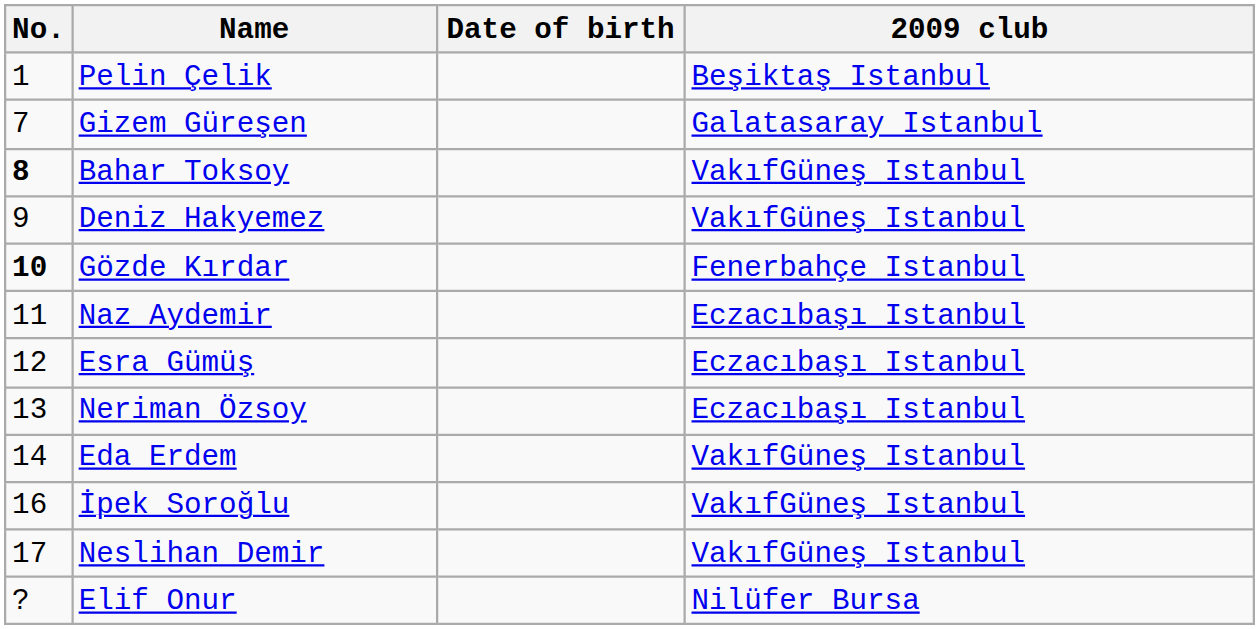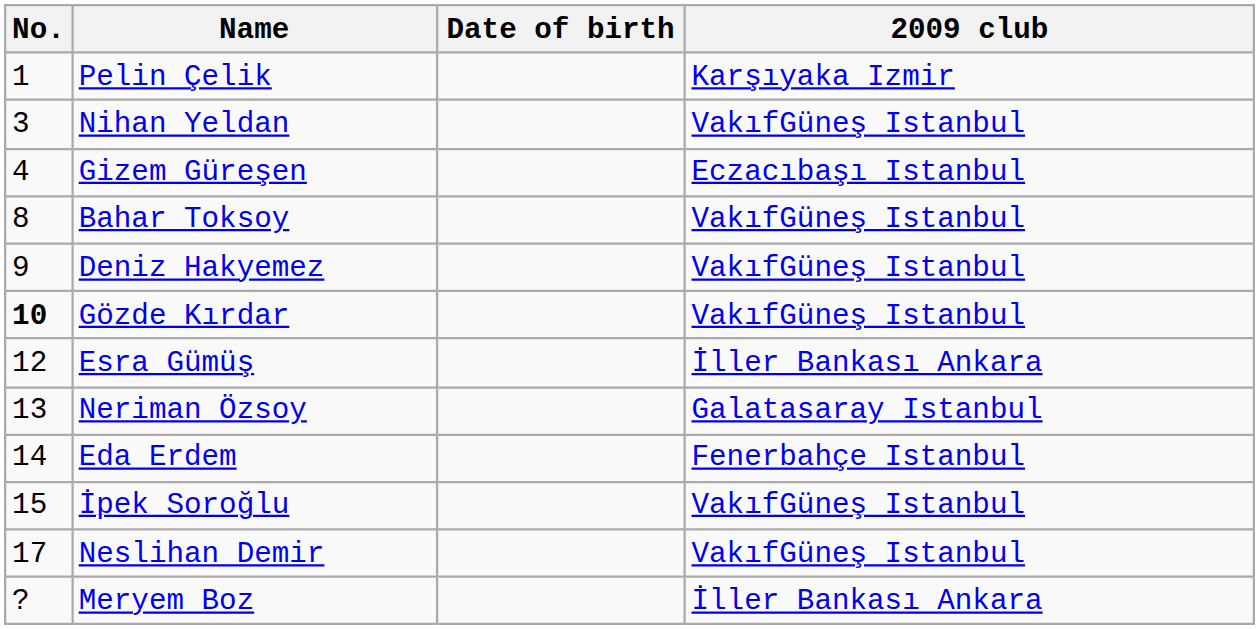(841, 77) Beşiktaş Istanbul -> (823, 77) Karşıyaka Izmir
+ row: (184, 124)
(21, 124) 7 -> (21, 172) 4
(867, 124) Galatasaray Istanbul -> (858, 172) Eczacıbaşı Istanbul
(21, 172) bold -> (21, 220) normal
(858, 267) Fenerbahçe Istanbul -> (858, 315) VakıfGüneş Istanbul
- row: (175, 315)
(858, 363) Eczacıbaşı Istanbul -> (867, 363) İller Bankası Ankara
(858, 410) Eczacıbaşı Istanbul -> (867, 410) Galatasaray Istanbul
(858, 458) VakıfGüneş Istanbul -> (858, 458) Fenerbahçe Istanbul
(30, 506) 16 -> (30, 506) 15
+ row: (166, 601)
- row: (158, 601)
